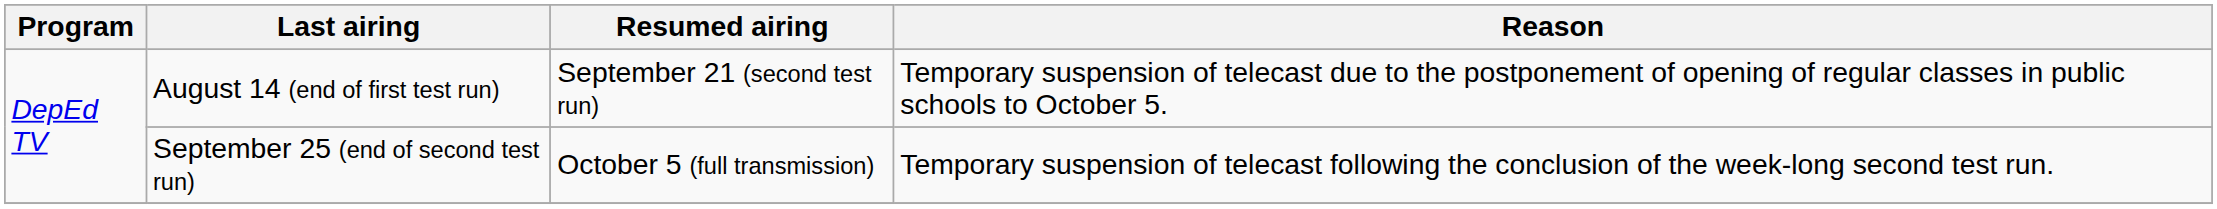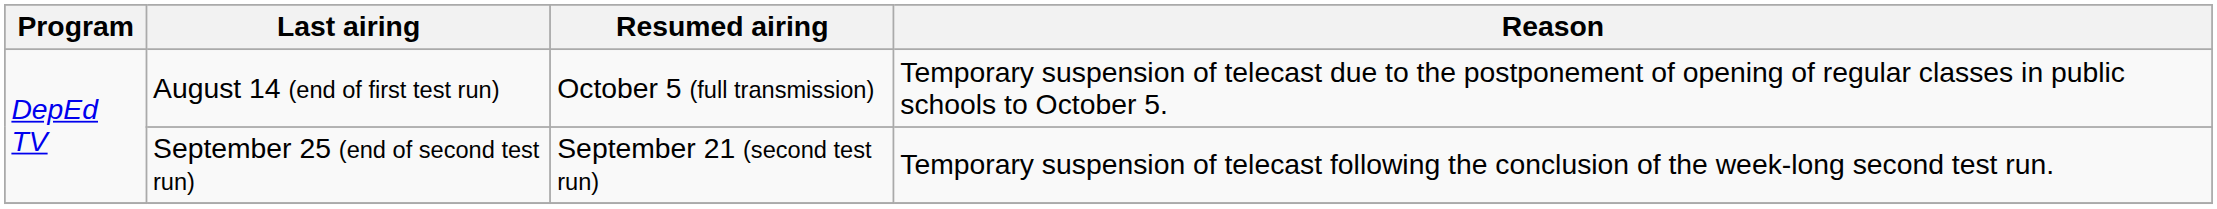(714, 87) September 21 (second test run) -> (716, 87) October 5 (full transmission)
(716, 164) October 5 (full transmission) -> (714, 164) September 21 (second test run)
